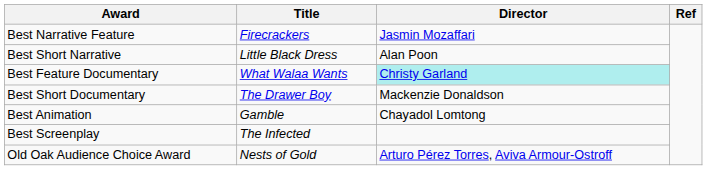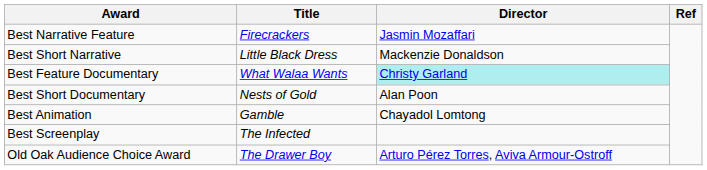(409, 54) Alan Poon -> (442, 54) Mackenzie Donaldson
(285, 94) The Drawer Boy -> (278, 94) Nests of Gold
(442, 94) Mackenzie Donaldson -> (409, 94) Alan Poon
(278, 154) Nests of Gold -> (285, 154) The Drawer Boy
